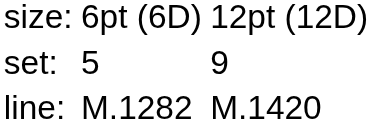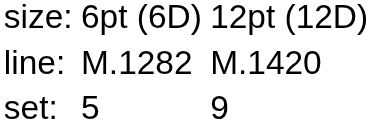rows swapped: (31, 62) <-> (35, 108)
